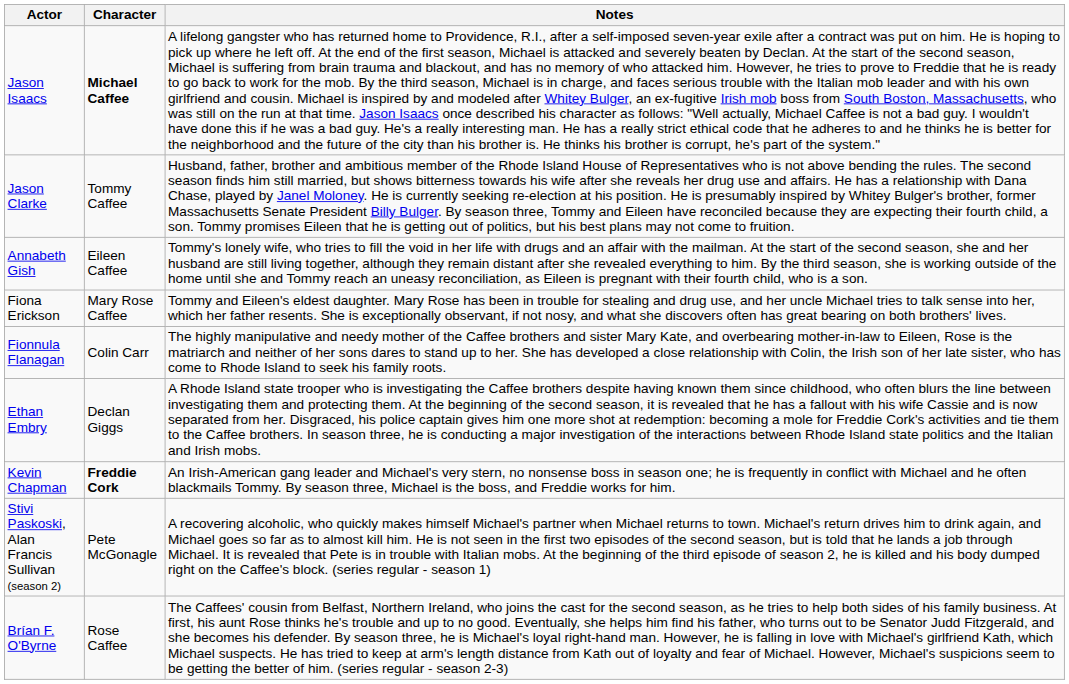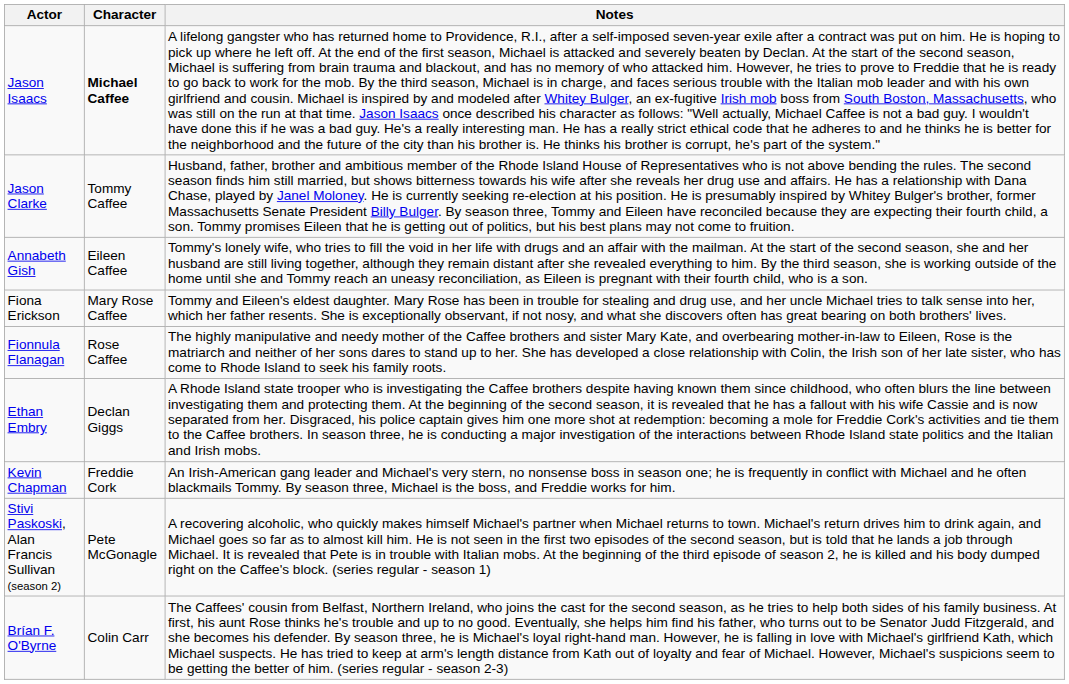(118, 352) Colin Carr -> (107, 352) Rose Caffee
(112, 479) bold -> (111, 479) normal
(107, 637) Rose Caffee -> (118, 637) Colin Carr
